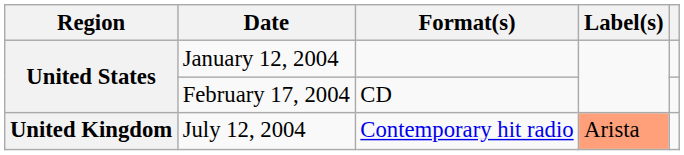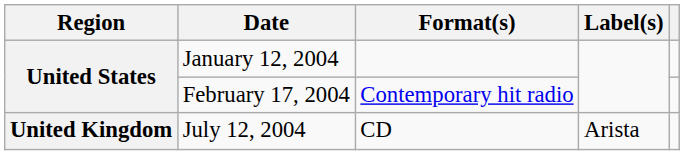(376, 94) CD -> (467, 94) Contemporary hit radio
(467, 130) Contemporary hit radio -> (376, 130) CD
(612, 130) lightsalmon background -> (612, 130) no background
